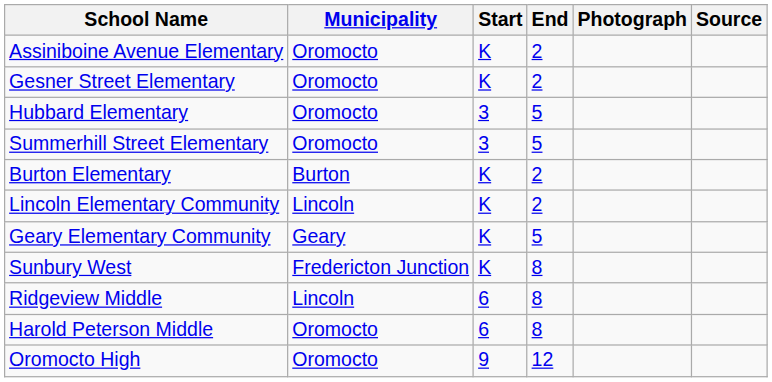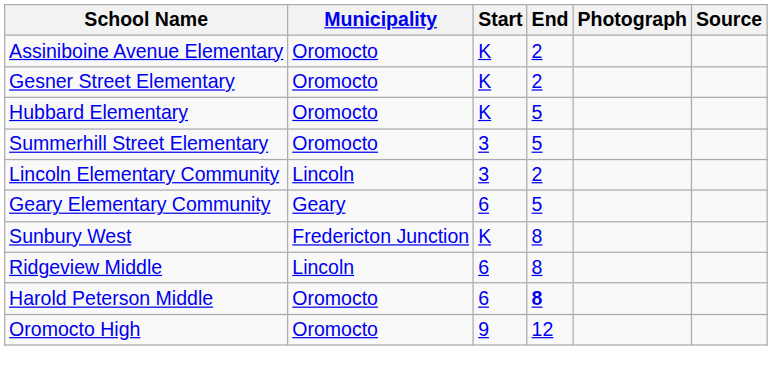(484, 112) 3 -> (485, 112) K
- row: (90, 174)
(485, 205) K -> (484, 174) 3
(485, 236) K -> (484, 205) 6
(537, 329) normal -> (537, 298) bold
